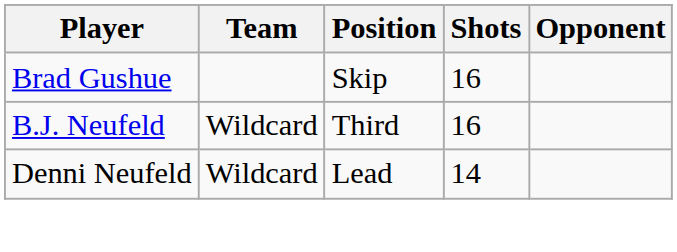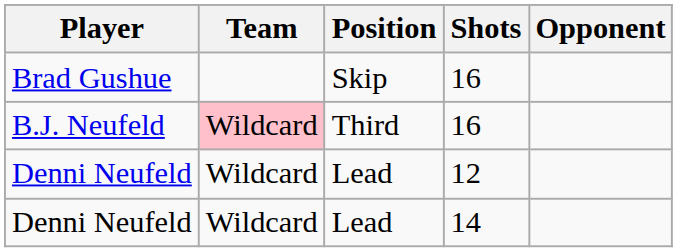(262, 125) no background -> (262, 125) pink background
+ row: (102, 173)
